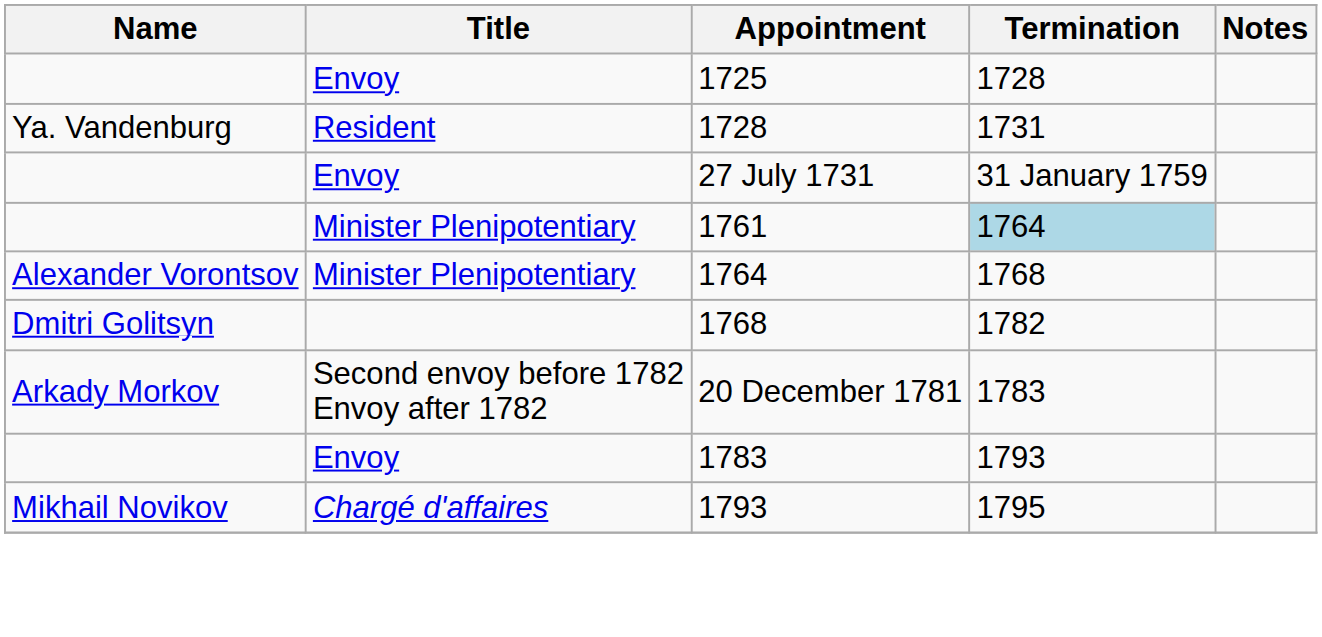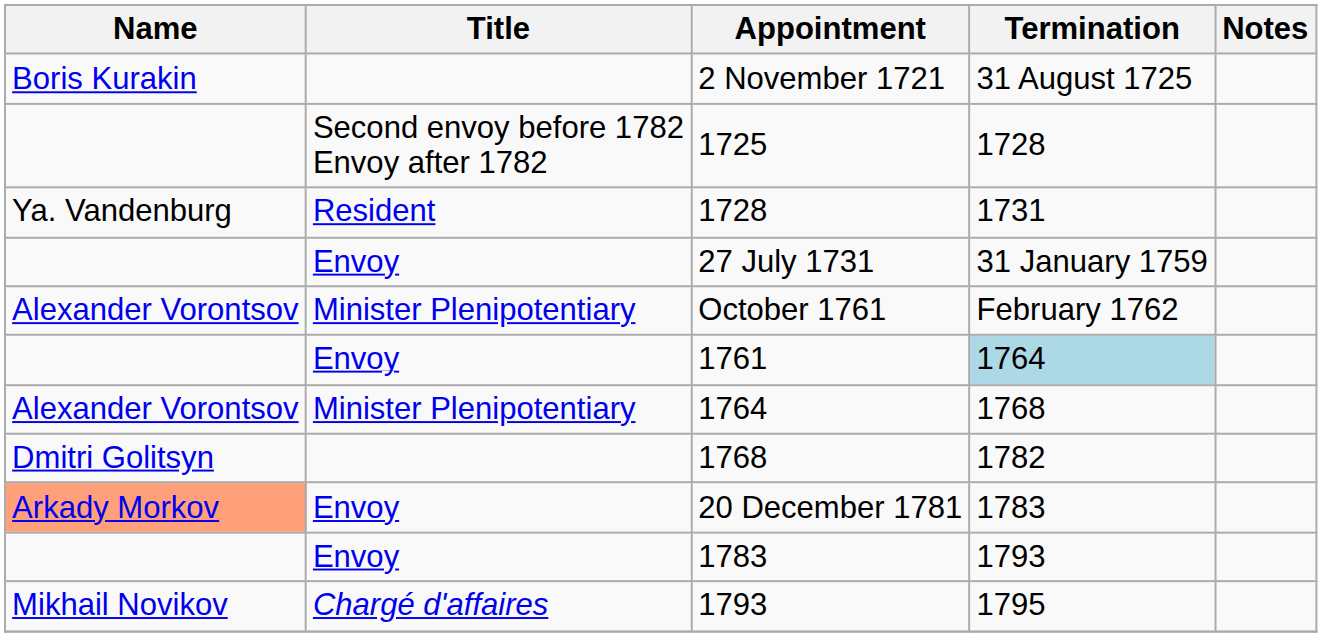+ row: (822, 78)
(356, 78) Envoy -> (498, 145) Second envoy before 1782 Envoy after 1782
+ row: (792, 310)
(474, 226) Minister Plenipotentiary -> (356, 359) Envoy
(116, 391) no background -> (116, 507) lightsalmon background
(498, 391) Second envoy before 1782 Envoy after 1782 -> (356, 507) Envoy
